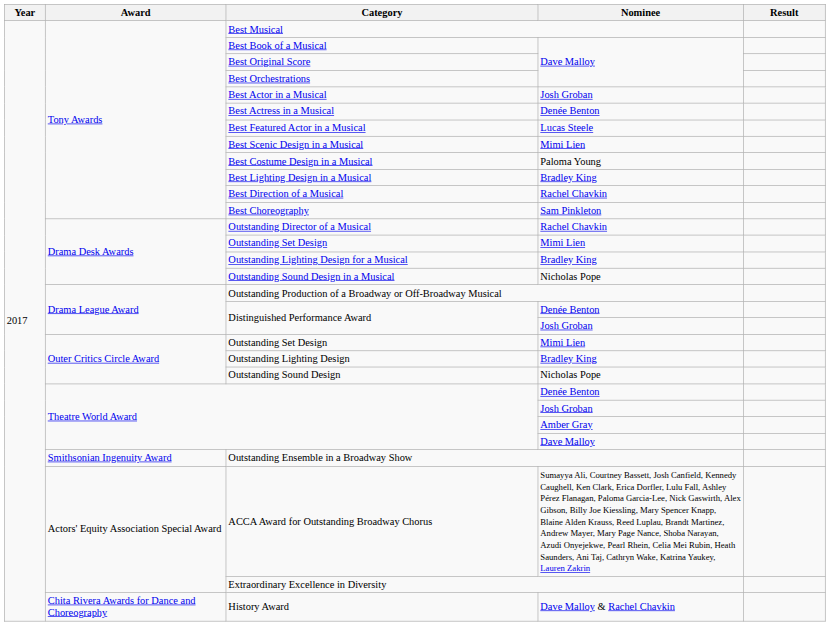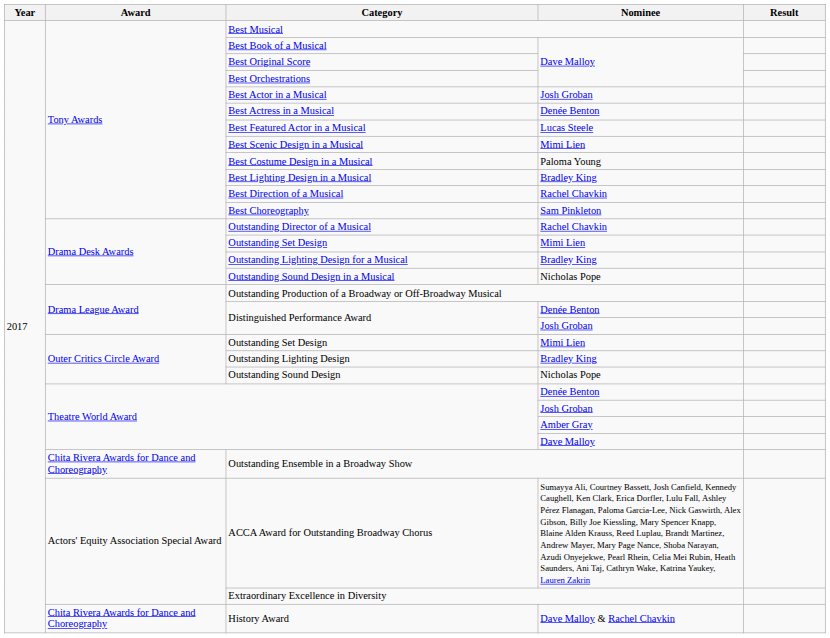(110, 458) Smithsonian Ingenuity Award -> (122, 463) Chita Rivera Awards for Dance and Choreography
